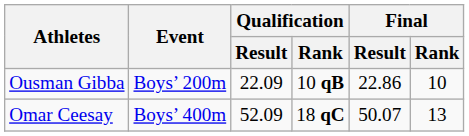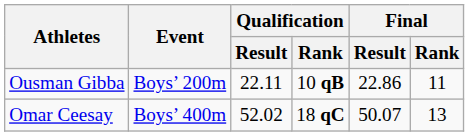(261, 83) 22.09 -> (261, 83) 22.11
(437, 83) 10 -> (437, 83) 11
(261, 115) 52.09 -> (261, 115) 52.02
